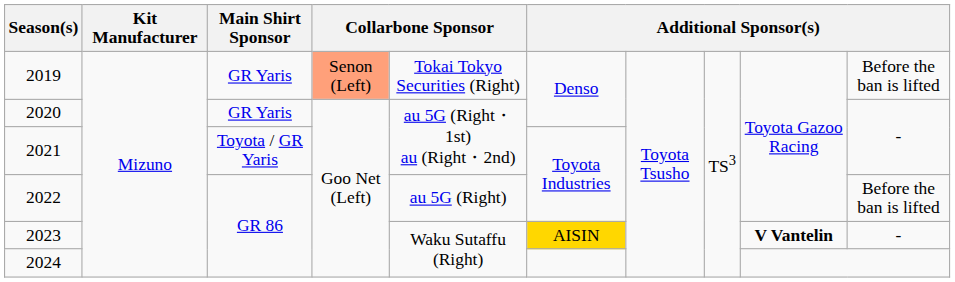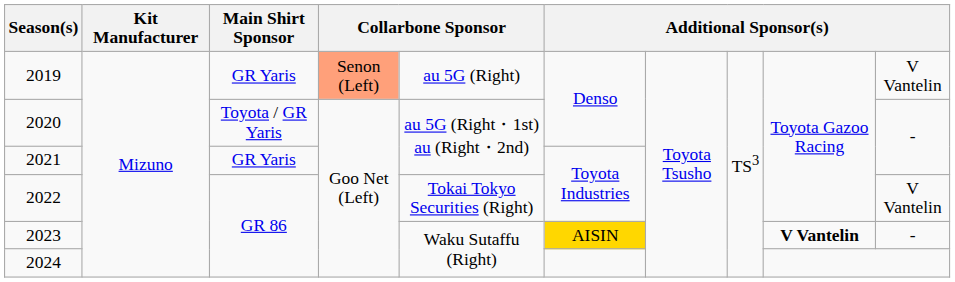(458, 75) Tokai Tokyo Securities (Right) -> (472, 75) au 5G (Right)
(899, 75) Before the ban is lifted -> (913, 75) V Vantelin
(260, 112) GR Yaris -> (264, 122) Toyota / GR Yaris
(260, 150) Toyota / GR Yaris -> (264, 160) GR Yaris
(458, 197) au 5G (Right) -> (472, 197) Tokai Tokyo Securities (Right)
(899, 197) Before the ban is lifted -> (913, 197) V Vantelin
